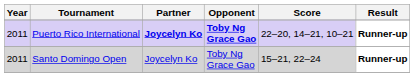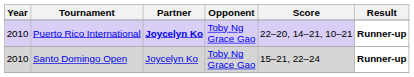(17, 33) 2011 -> (18, 33) 2010
(232, 33) bold -> (231, 33) normal
(17, 60) 2011 -> (18, 60) 2010
